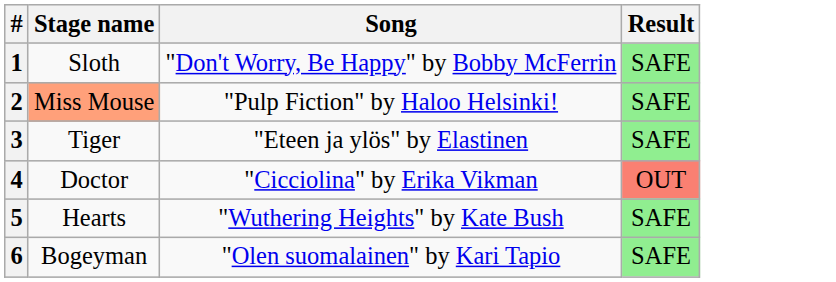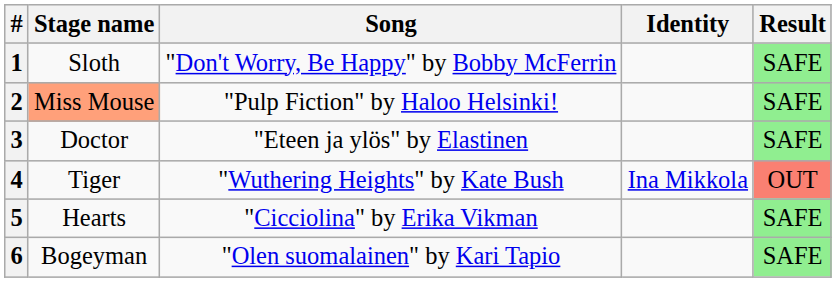+ column: (688, 23)
(94, 140) Tiger -> (94, 140) Doctor
(94, 179) Doctor -> (94, 179) Tiger
(391, 179) "Cicciolina" by Erika Vikman -> (391, 179) "Wuthering Heights" by Kate Bush
(391, 218) "Wuthering Heights" by Kate Bush -> (391, 218) "Cicciolina" by Erika Vikman
